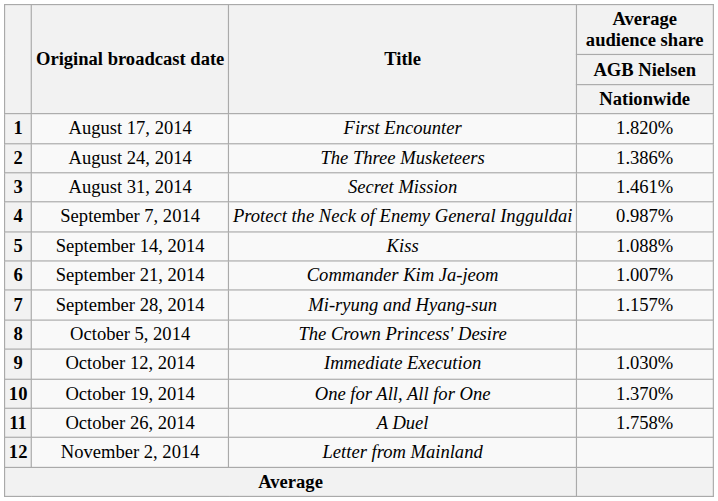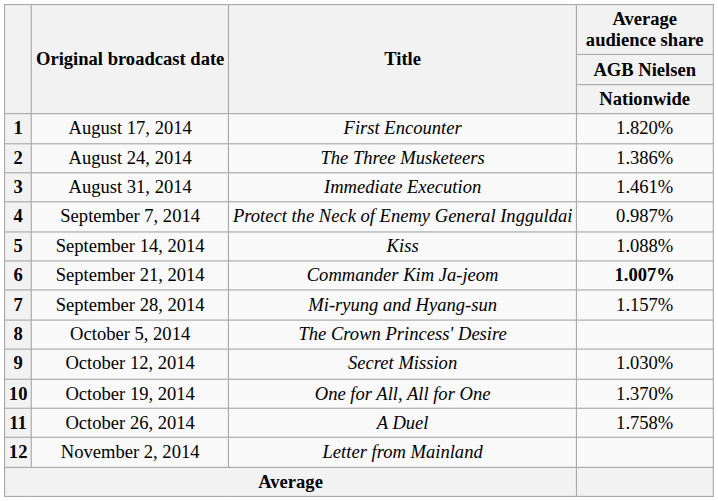(403, 187) Secret Mission -> (403, 187) Immediate Execution
(645, 275) normal -> (645, 275) bold
(403, 363) Immediate Execution -> (403, 363) Secret Mission
